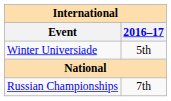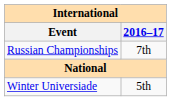rows swapped: (52, 50) <-> (63, 86)
